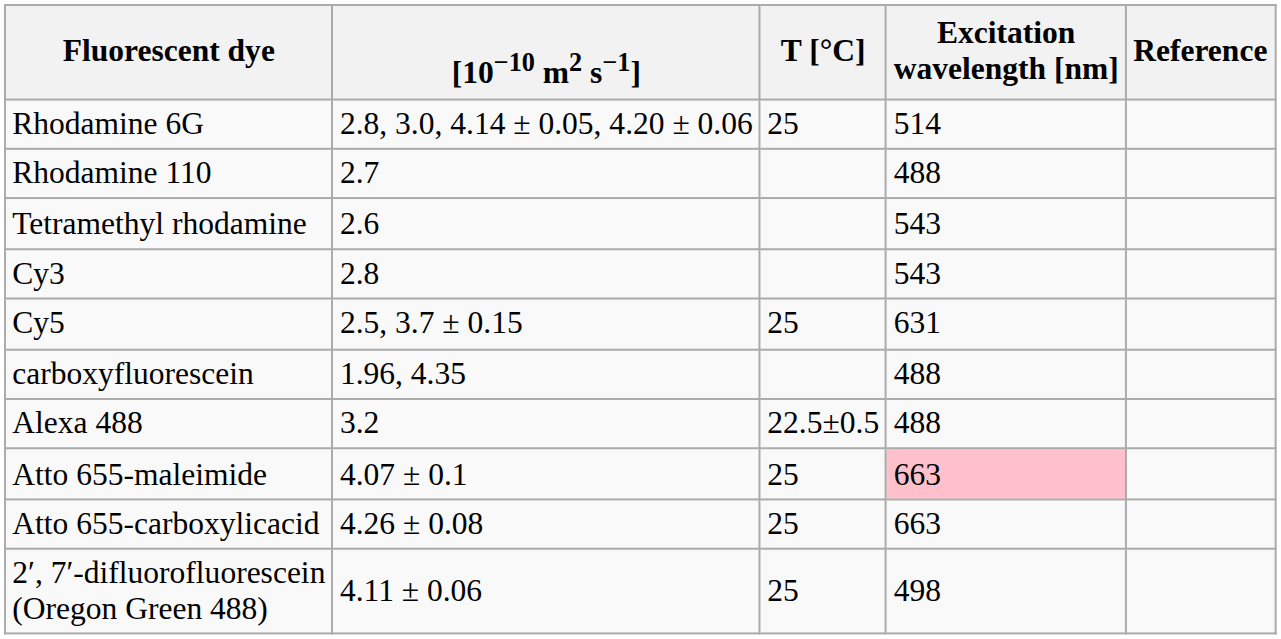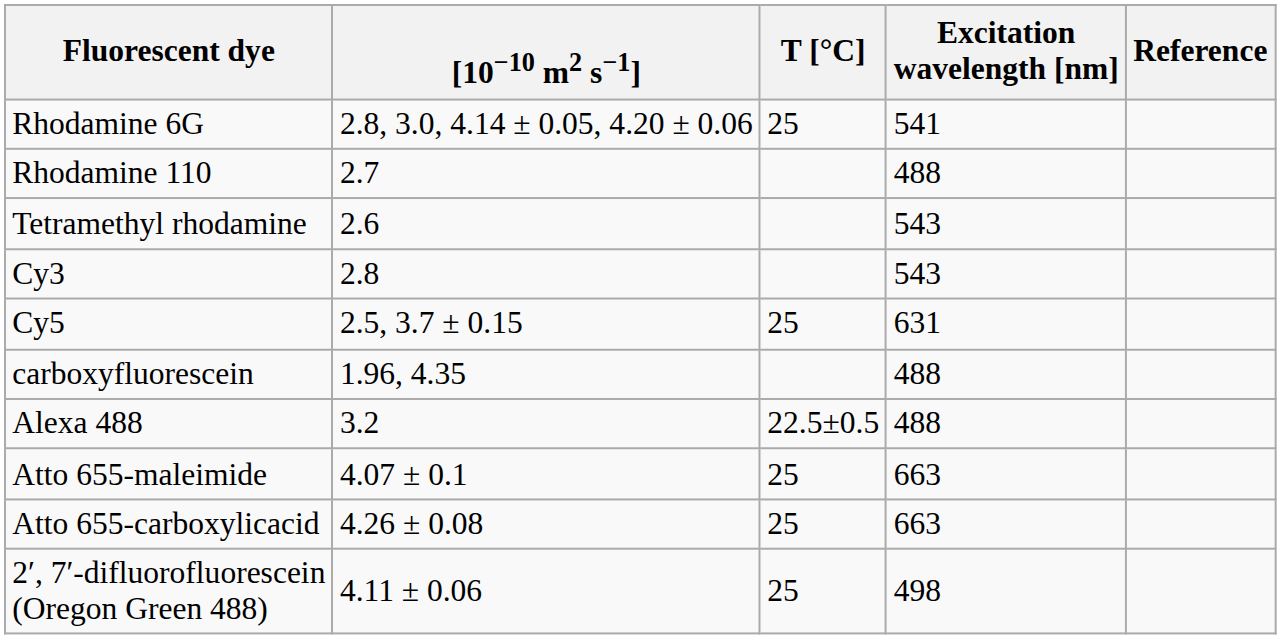(917, 123) 514 -> (917, 123) 541
(917, 473) pink background -> (917, 473) no background
